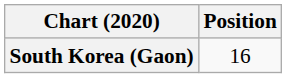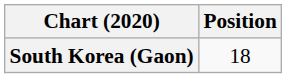(240, 55) 16 -> (240, 55) 18
